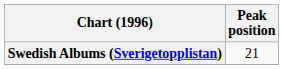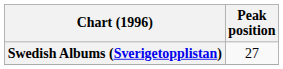(252, 53) 21 -> (252, 53) 27
